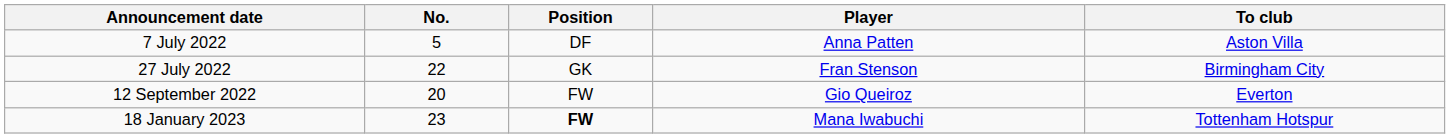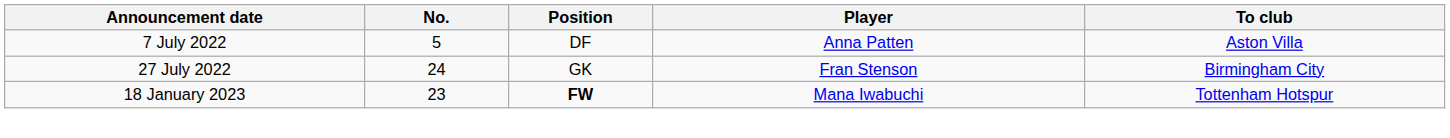(437, 69) 22 -> (437, 69) 24
- row: (185, 94)
